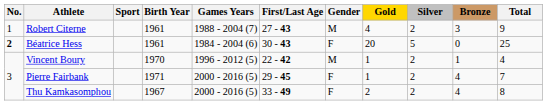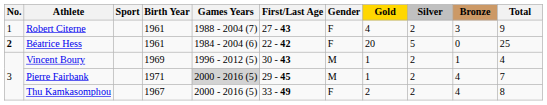(332, 28) M -> (331, 28) F
(276, 44) 30 - 43 -> (276, 44) 22 - 42
(154, 60) 1970 -> (154, 60) 1969
(276, 60) 22 - 42 -> (276, 60) 30 - 43
(226, 76) no background -> (226, 76) lightgrey background
(331, 76) F -> (332, 76) M
